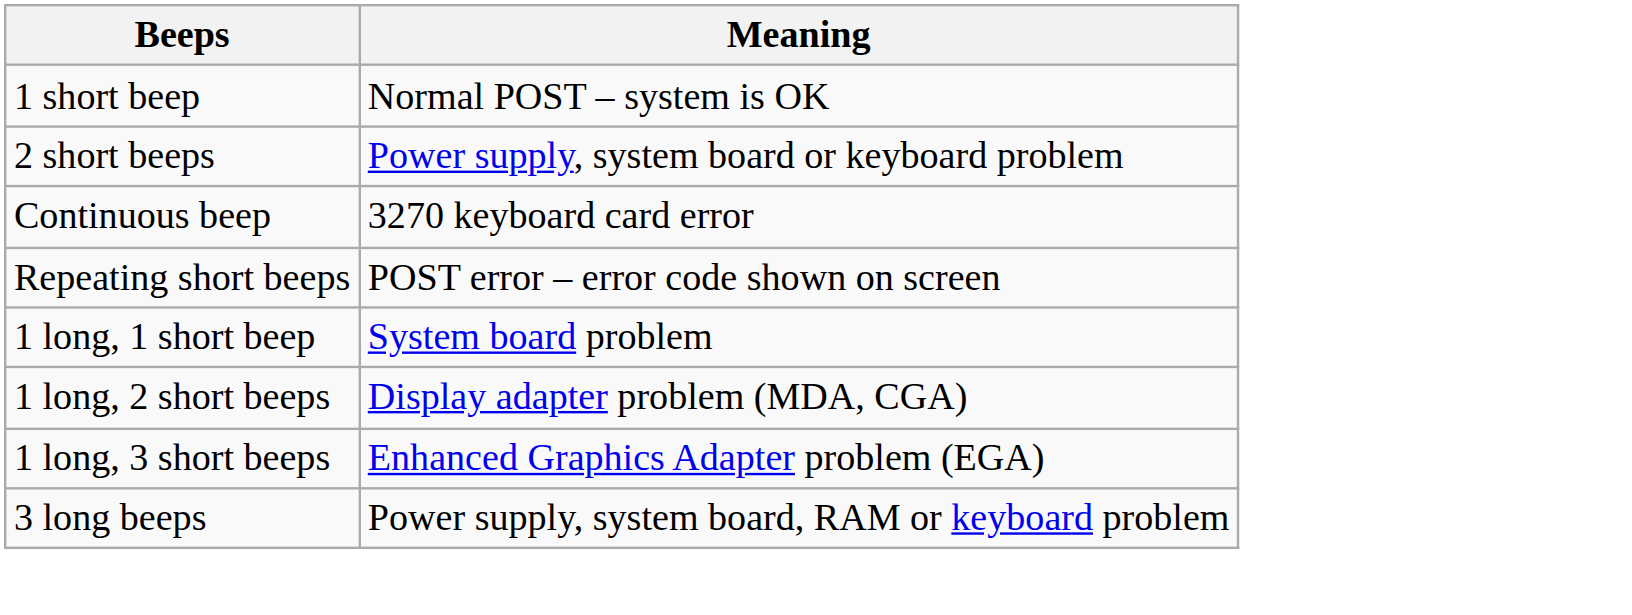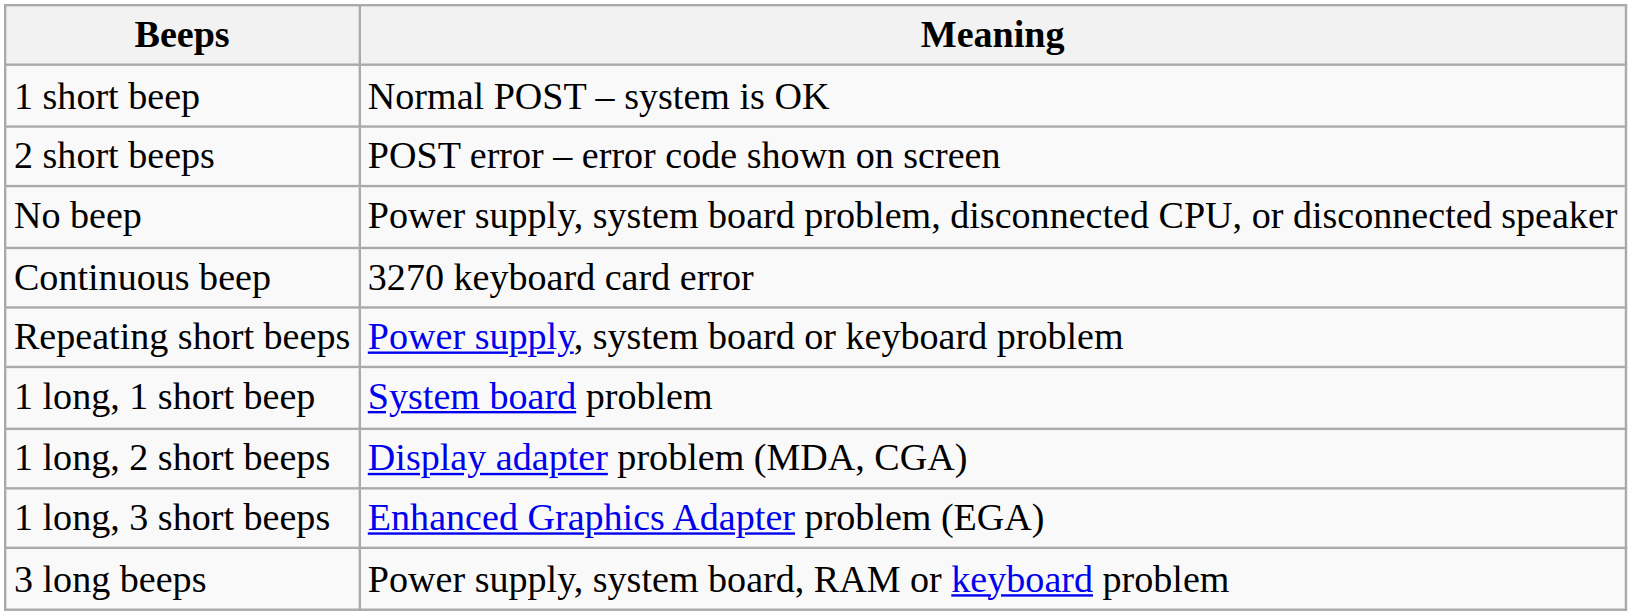(746, 155) Power supply, system board or keyboard problem -> (684, 155) POST error – error code shown on screen
+ row: (78, 215)
(684, 276) POST error – error code shown on screen -> (746, 336) Power supply, system board or keyboard problem
